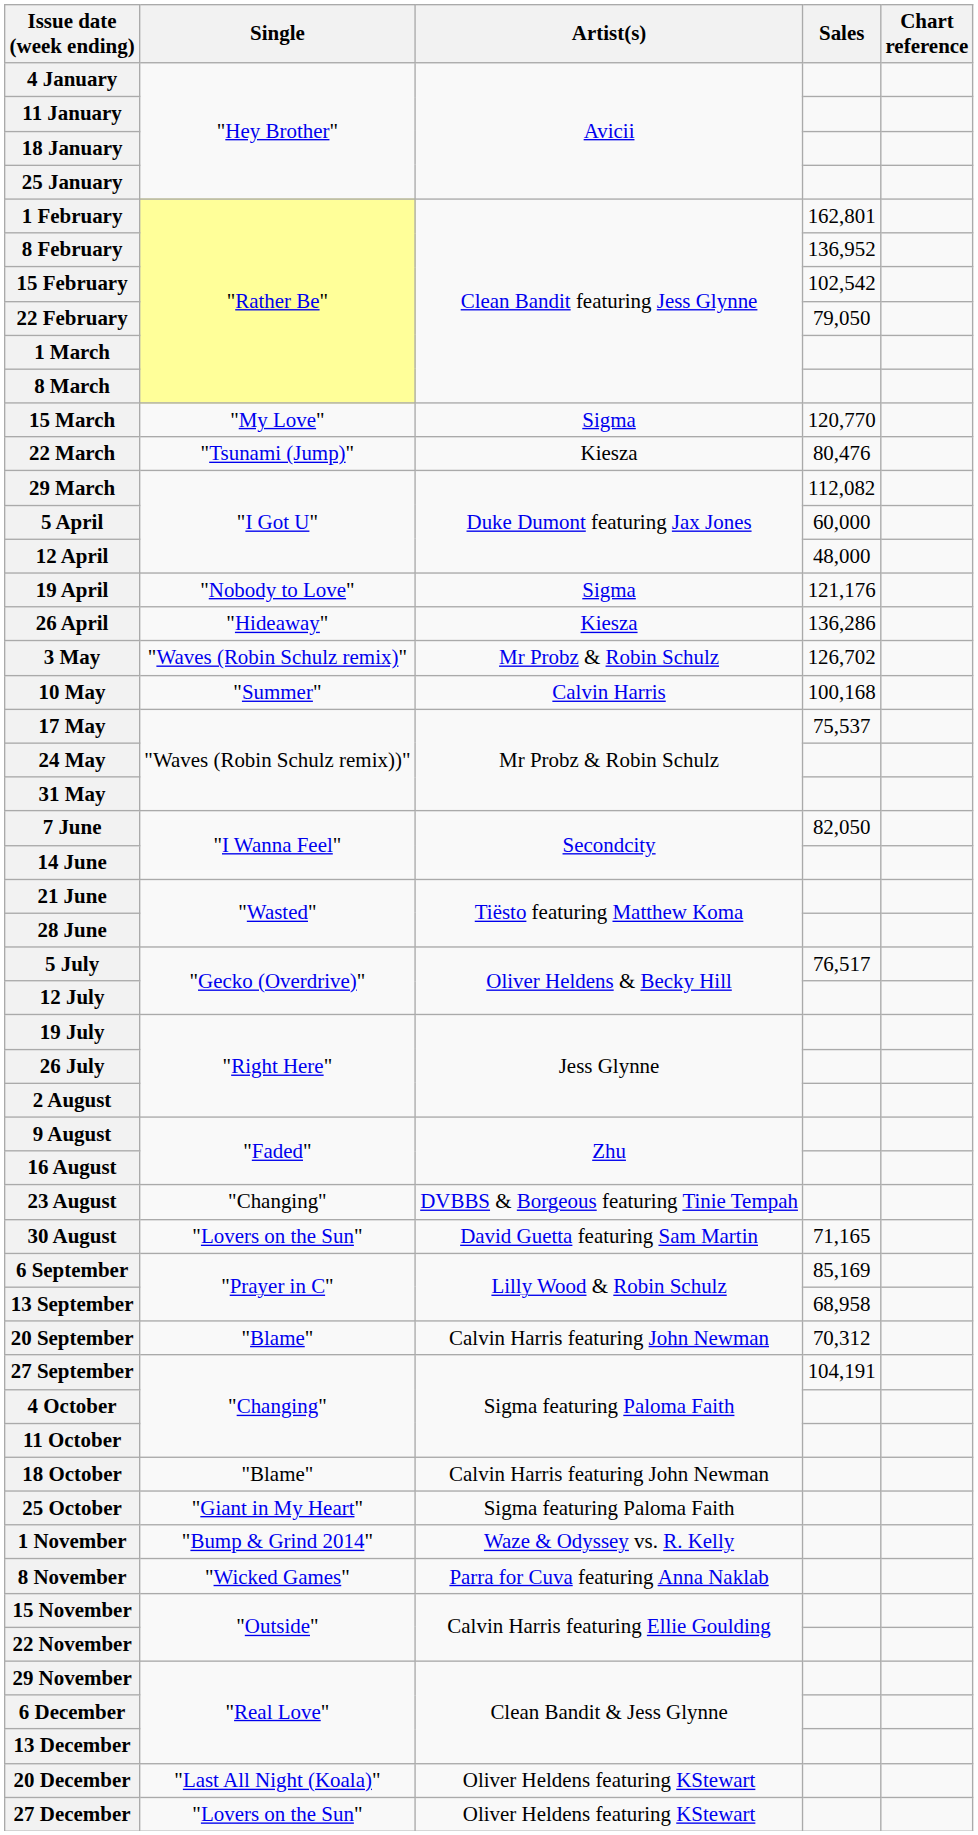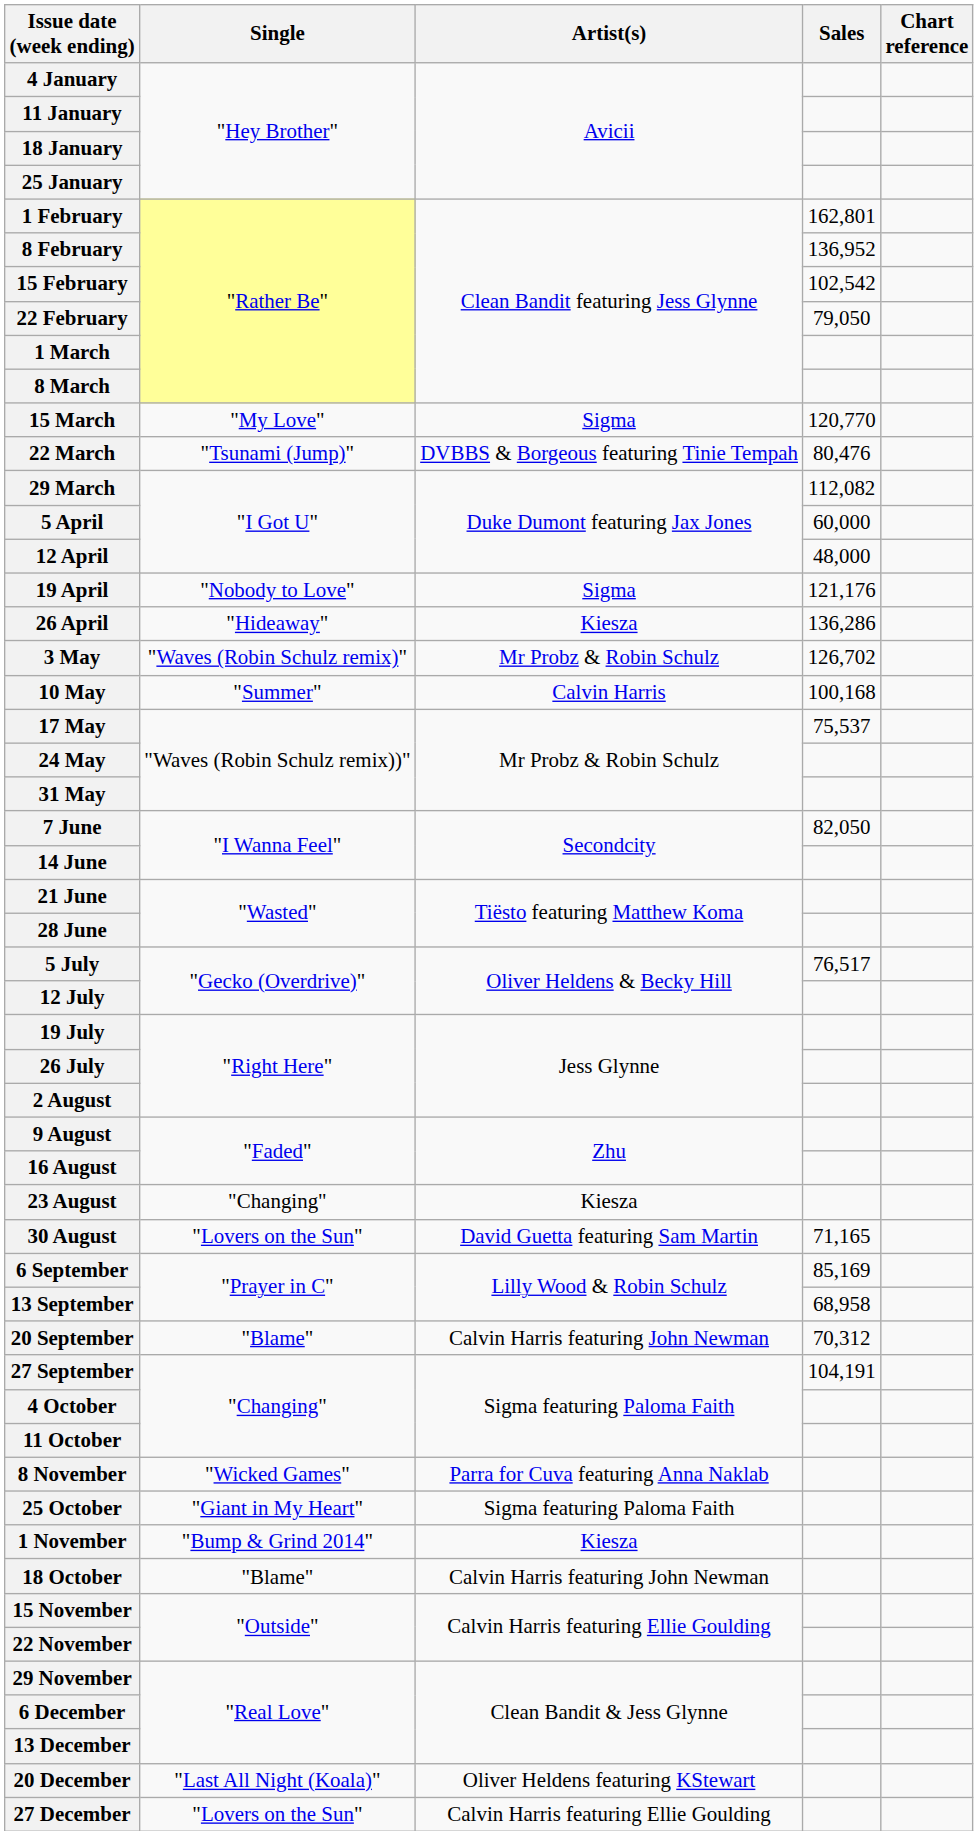(609, 453) Kiesza -> (609, 453) DVBBS & Borgeous featuring Tinie Tempah
(609, 1201) DVBBS & Borgeous featuring Tinie Tempah -> (609, 1201) Kiesza
rows swapped: (72, 1473) <-> (72, 1575)
(609, 1541) Waze & Odyssey vs. R. Kelly -> (609, 1541) Kiesza
(609, 1813) Oliver Heldens featuring KStewart -> (609, 1813) Calvin Harris featuring Ellie Goulding
